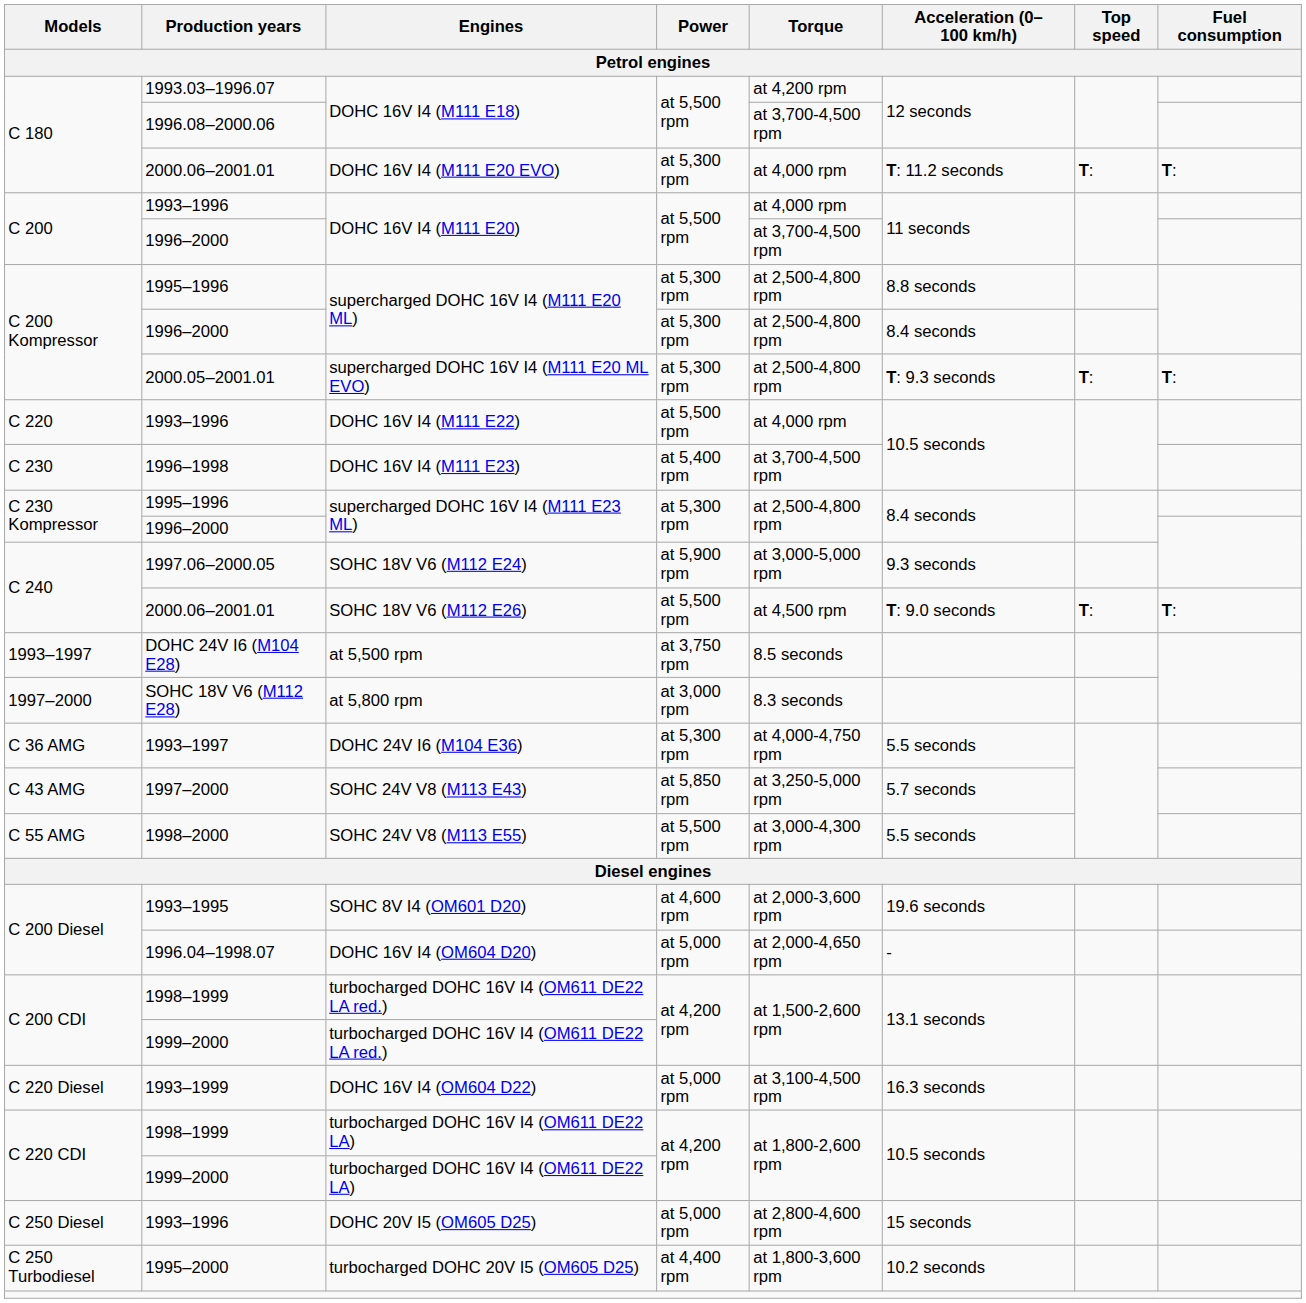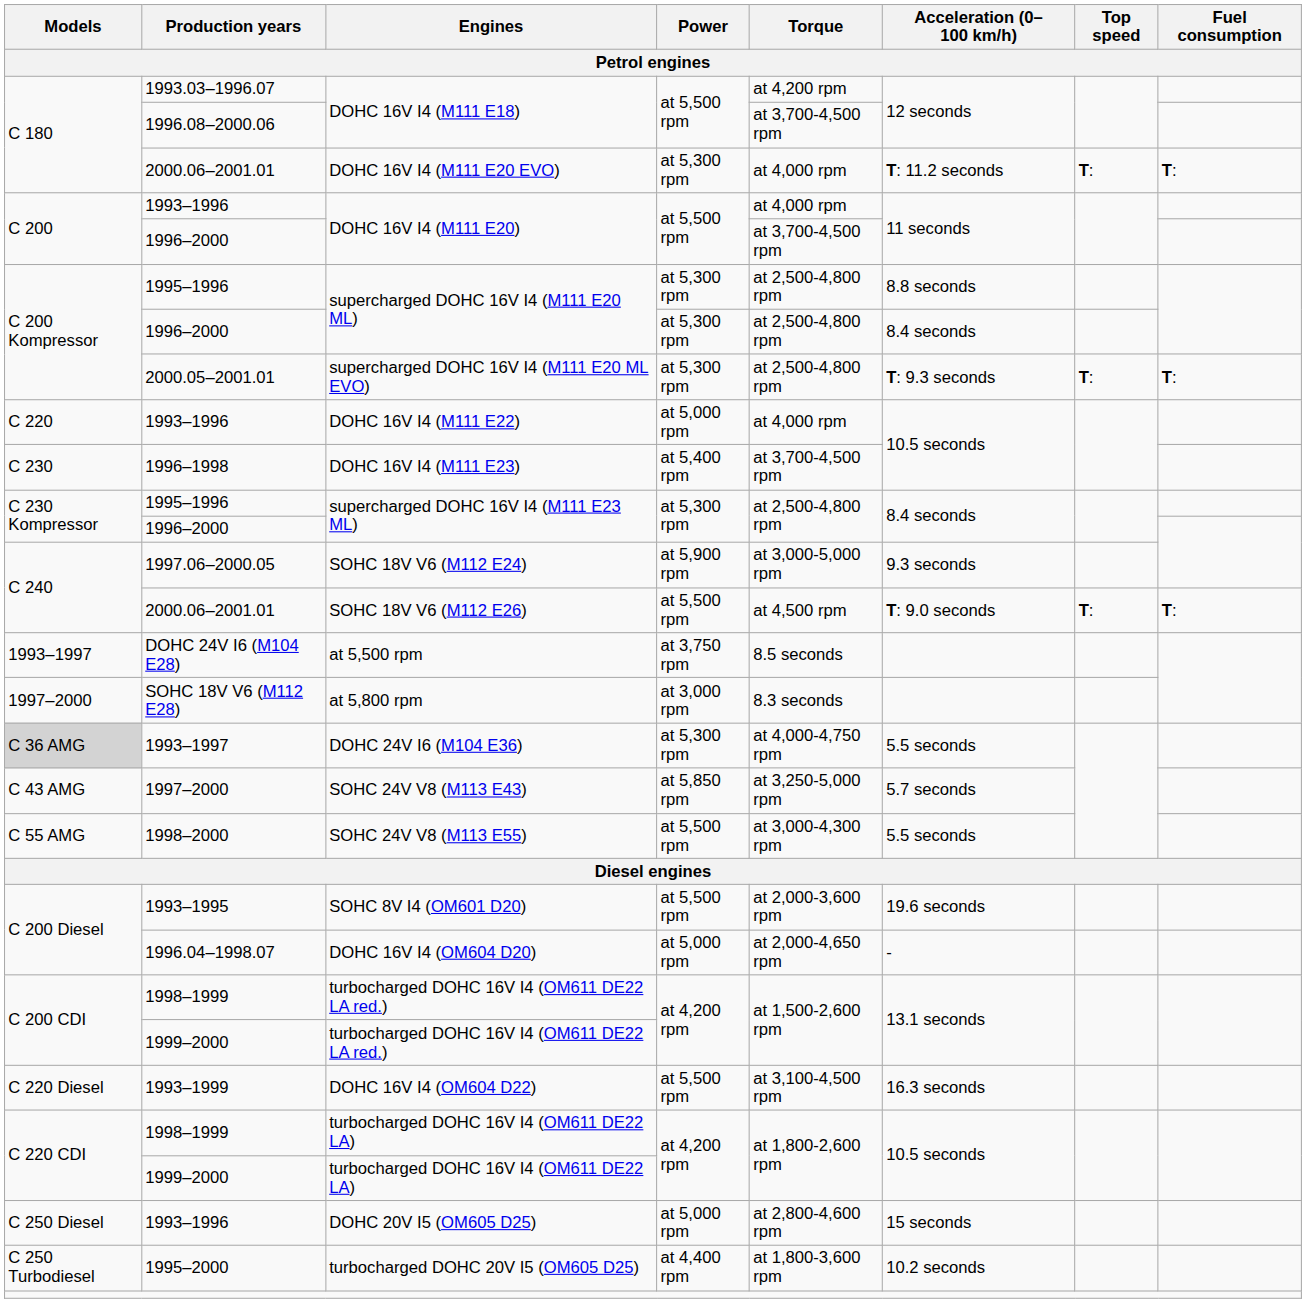(691, 421) at 5,500 rpm -> (691, 421) at 5,000 rpm
(47, 745) no background -> (47, 745) lightgrey background
(691, 907) at 4,600 rpm -> (691, 907) at 5,500 rpm
(691, 1087) at 5,000 rpm -> (691, 1087) at 5,500 rpm
